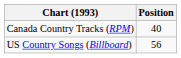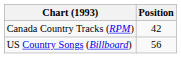(156, 28) 40 -> (156, 28) 42
